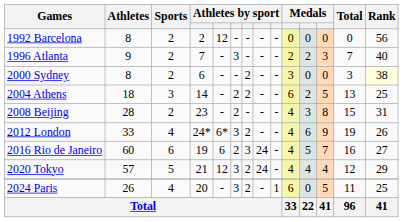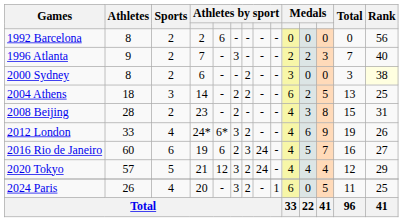(222, 38) 12 -> (222, 38) 6
